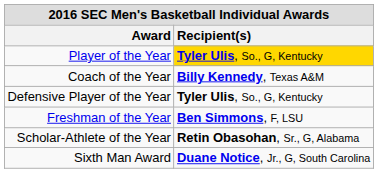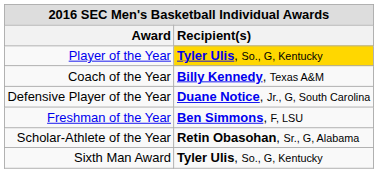(250, 97) Tyler Ulis, So., G, Kentucky -> (274, 97) Duane Notice, Jr., G, South Carolina
(274, 158) Duane Notice, Jr., G, South Carolina -> (250, 158) Tyler Ulis, So., G, Kentucky
